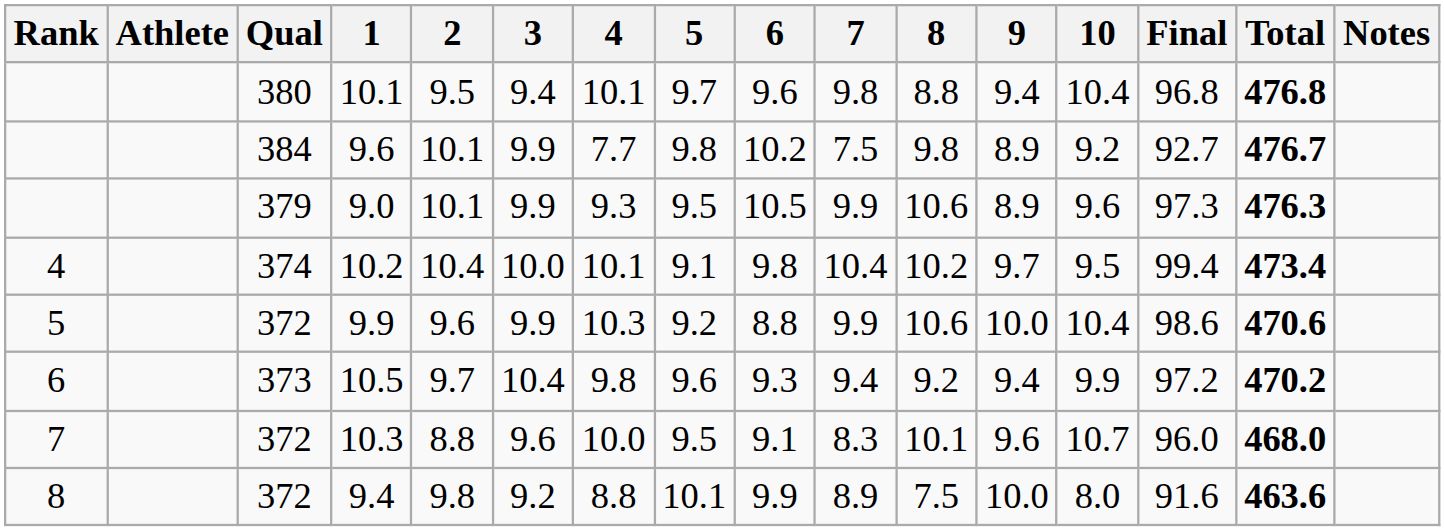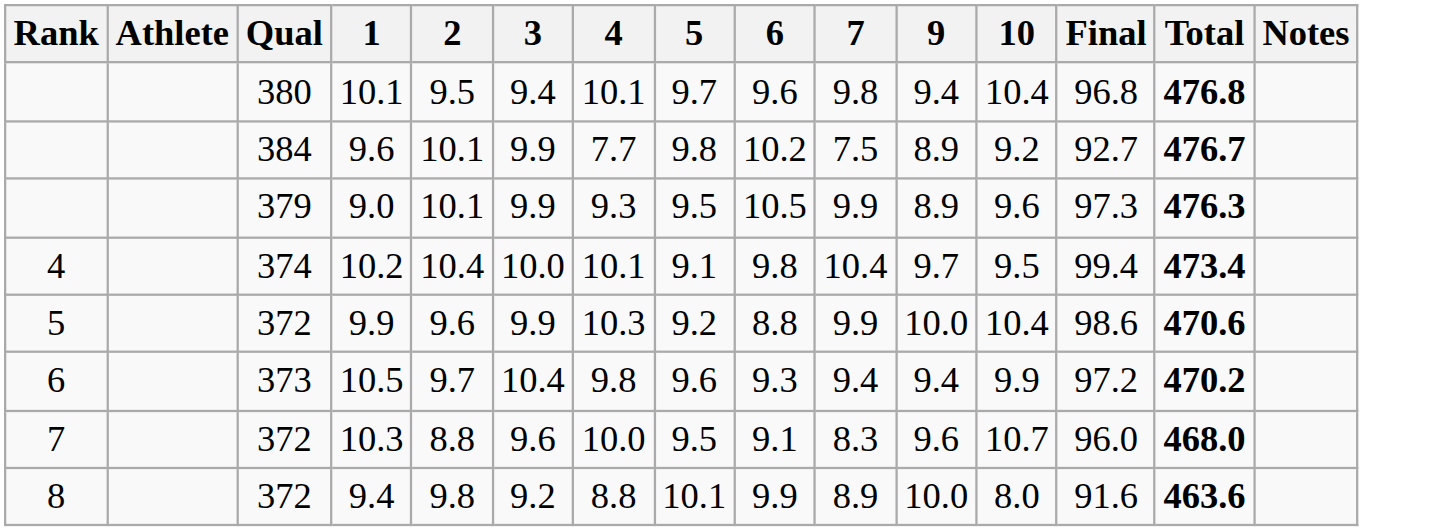- column: (936, 33)
